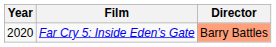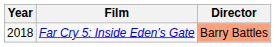(20, 32) 2020 -> (20, 32) 2018
